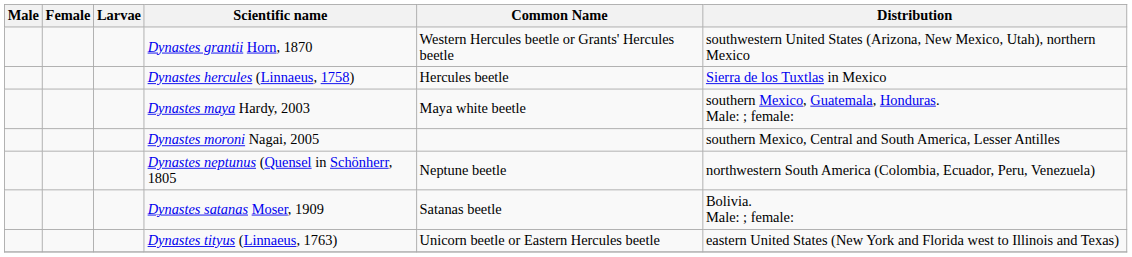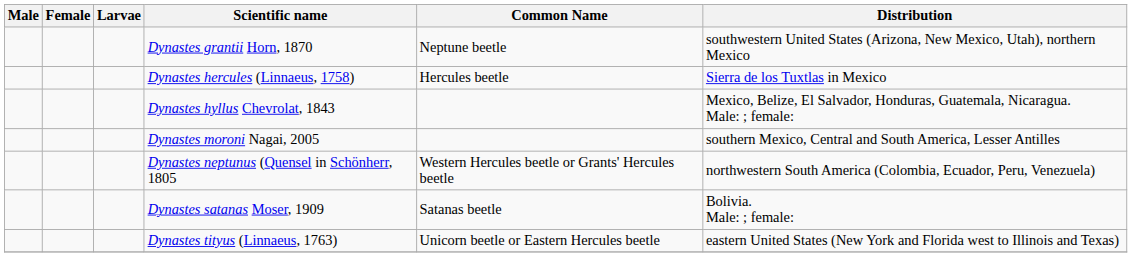(547, 46) Western Hercules beetle or Grants' Hercules beetle -> (463, 46) Neptune beetle
+ row: (241, 108)
- row: (229, 108)
(463, 170) Neptune beetle -> (547, 170) Western Hercules beetle or Grants' Hercules beetle
